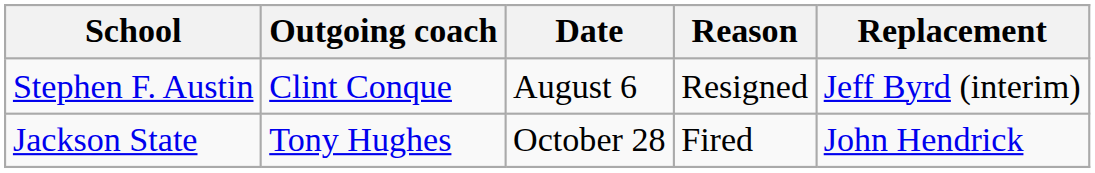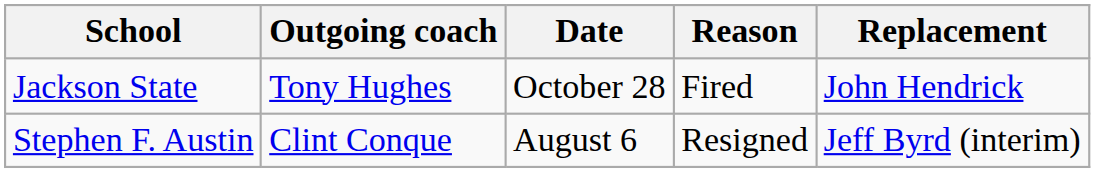rows swapped: (133, 85) <-> (105, 139)
